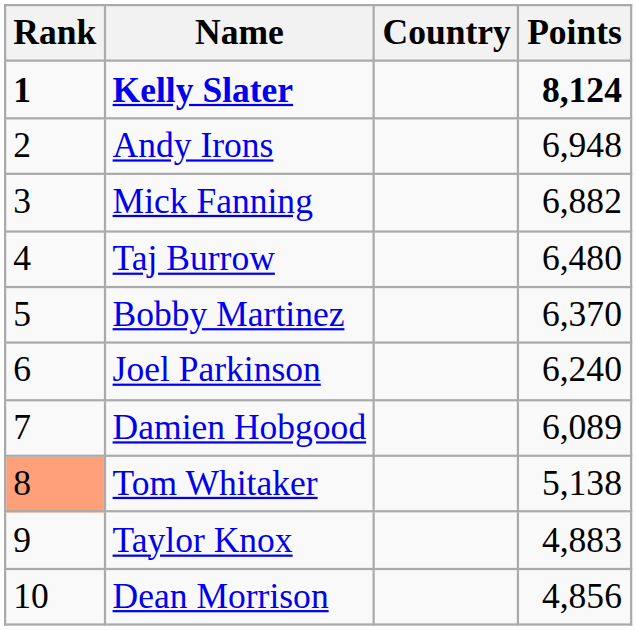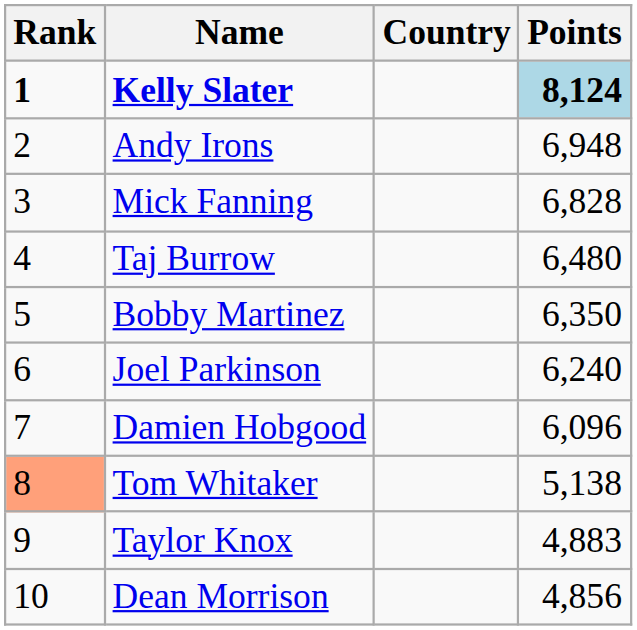(582, 88) no background -> (582, 88) lightblue background
(582, 201) 6,882 -> (582, 201) 6,828
(582, 314) 6,370 -> (582, 314) 6,350
(582, 426) 6,089 -> (582, 426) 6,096
